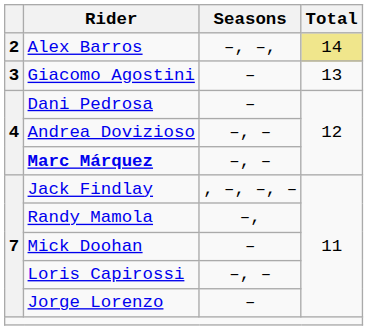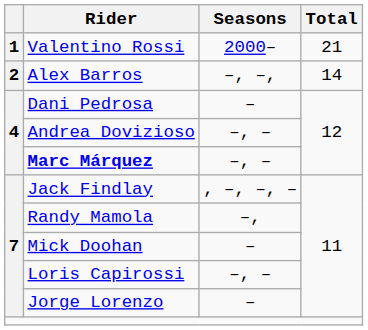+ row: (106, 47)
(332, 47) khaki background -> (332, 76) no background
- row: (111, 76)
